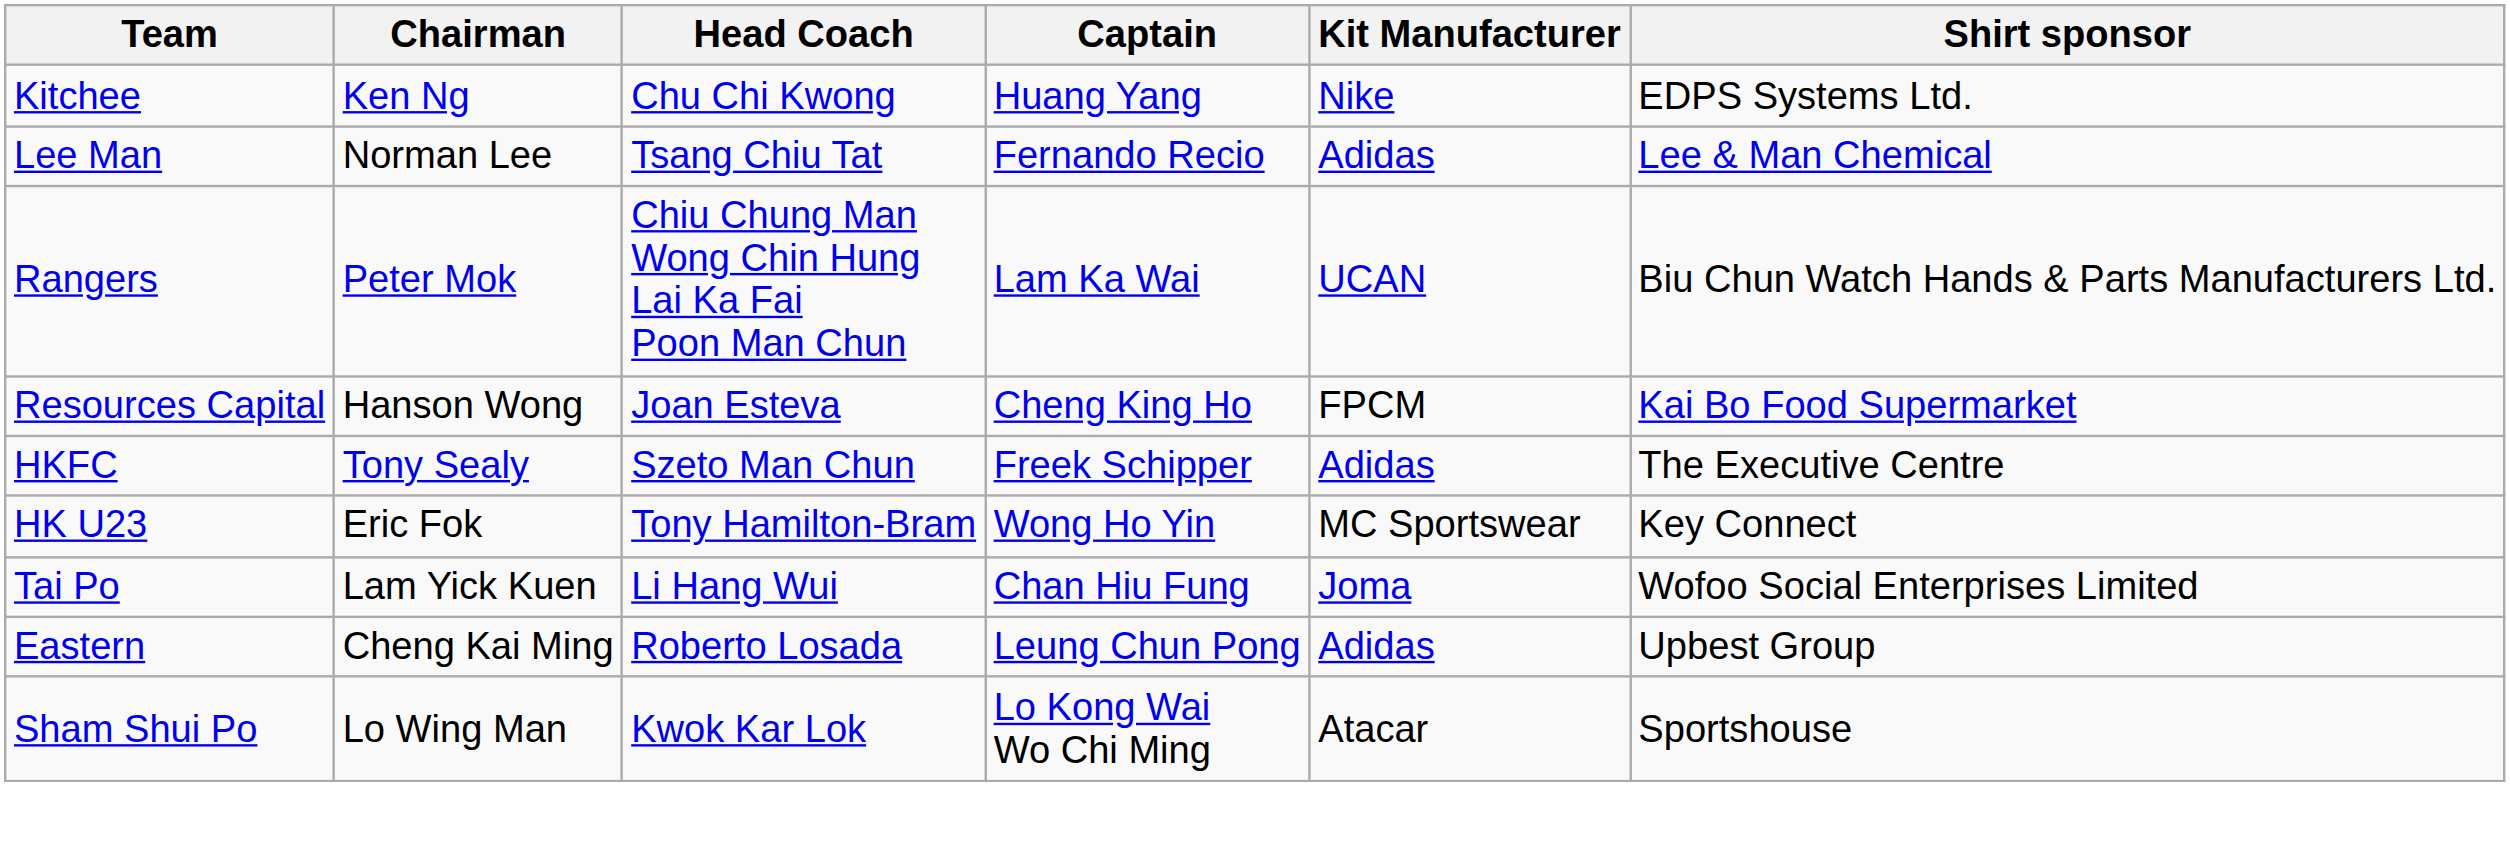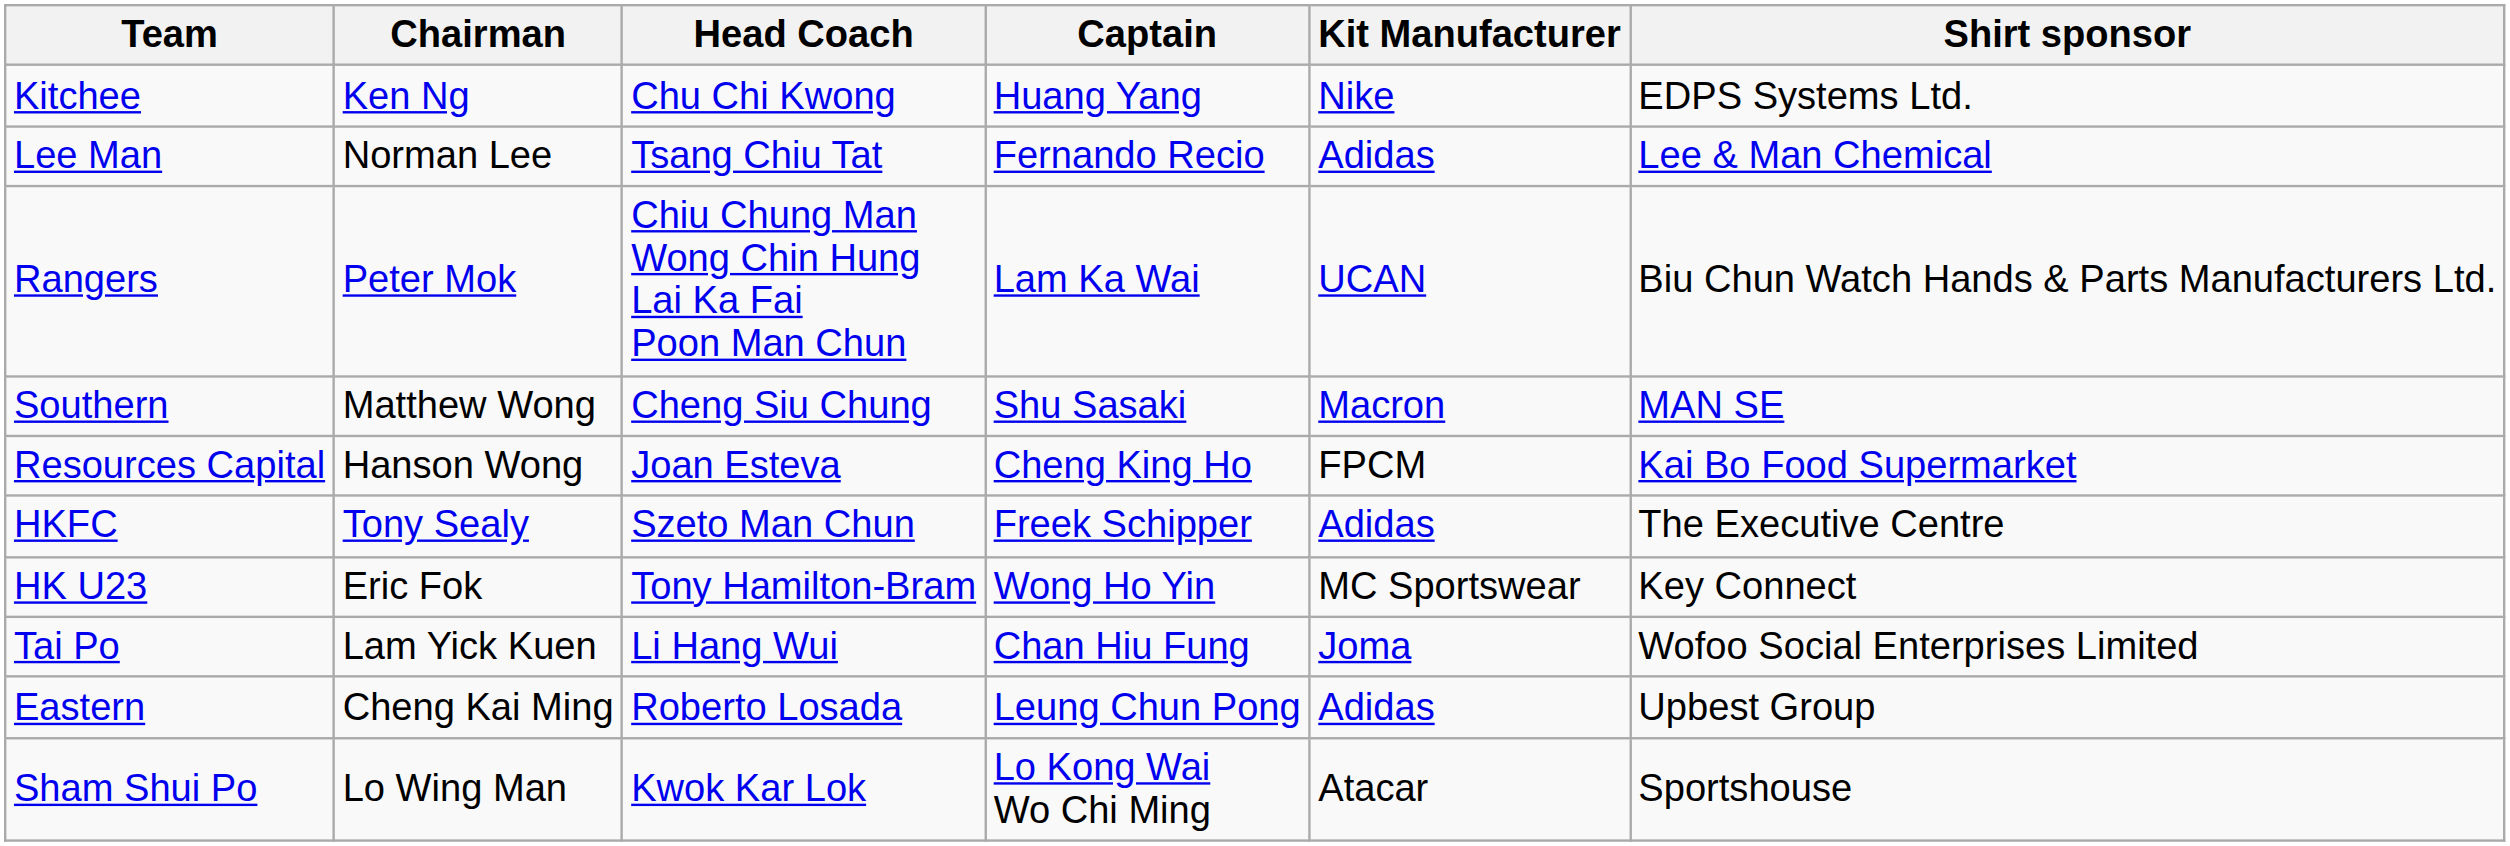+ row: (91, 404)
